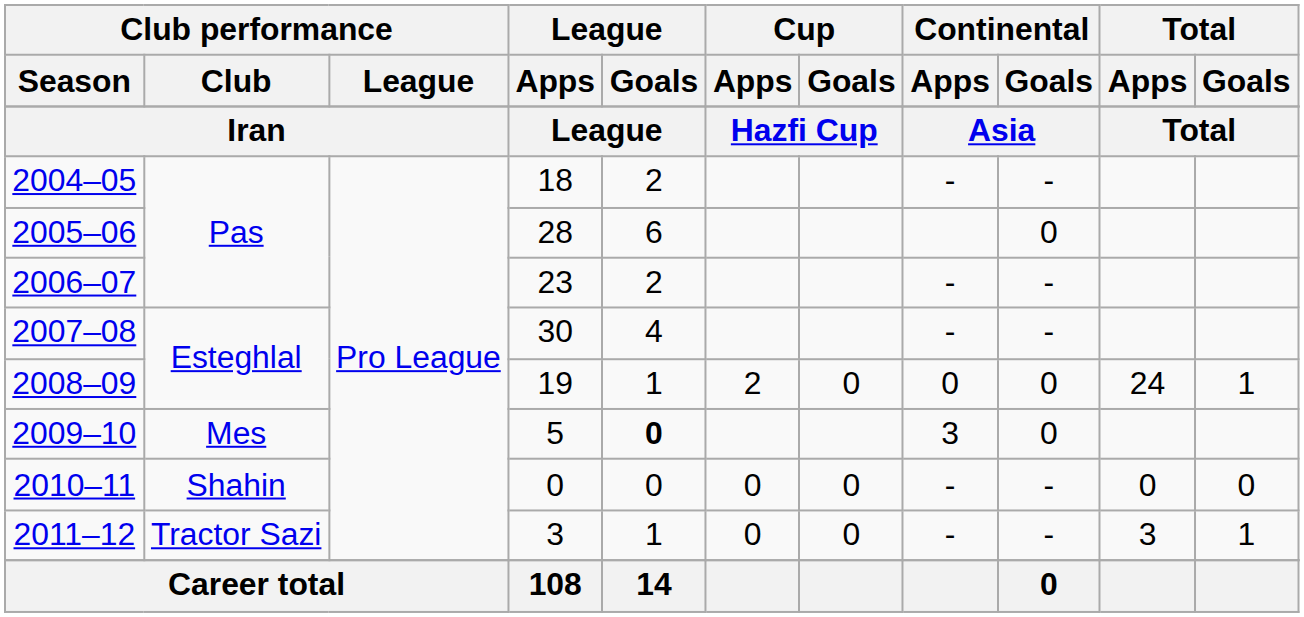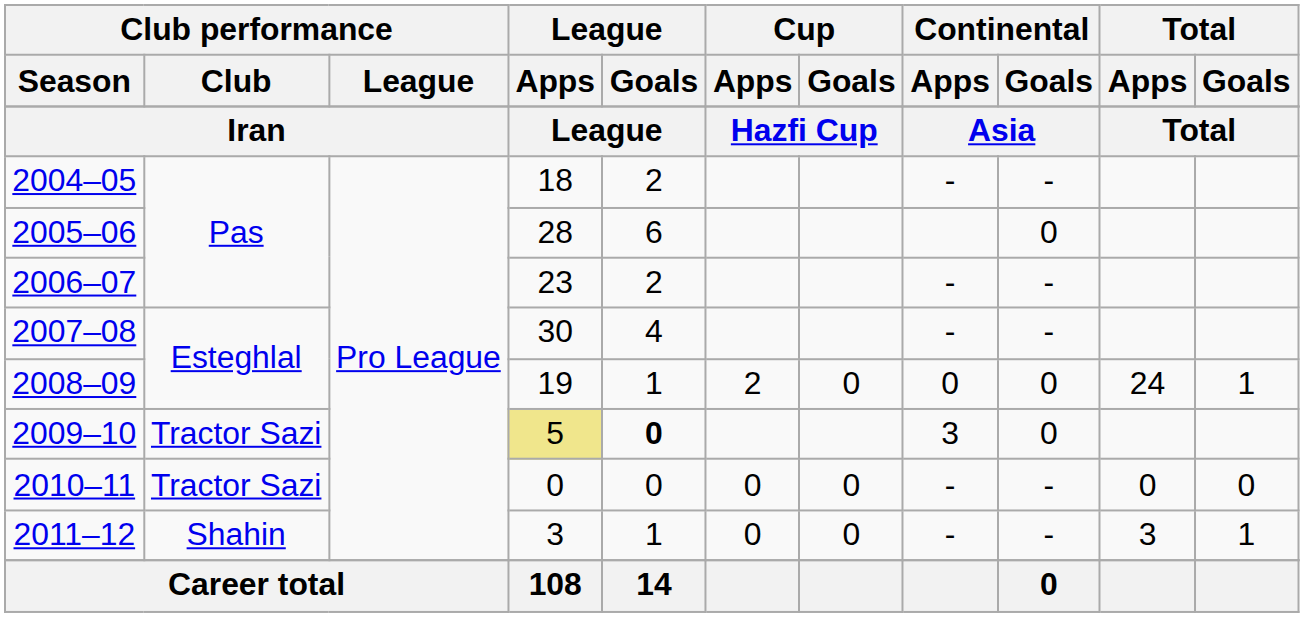(236, 433) Mes -> (236, 433) Tractor Sazi
(555, 433) no background -> (555, 433) khaki background
(236, 484) Shahin -> (236, 484) Tractor Sazi
(236, 534) Tractor Sazi -> (236, 534) Shahin
